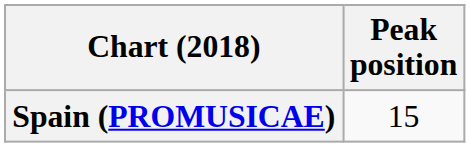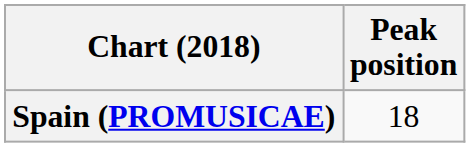(404, 115) 15 -> (404, 115) 18
